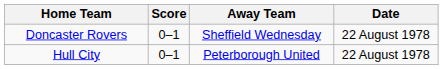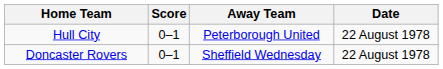rows swapped: (76, 34) <-> (76, 54)
